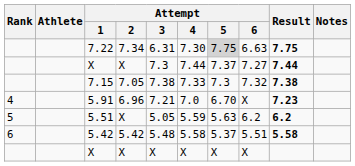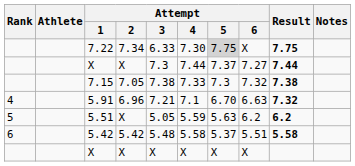(162, 48) 6.31 -> (162, 48) 6.33
(254, 48) 6.63 -> (245, 48) X
(190, 100) 7.0 -> (190, 100) 7.1
(245, 100) X -> (254, 100) 6.63
(285, 100) 7.23 -> (285, 100) 7.32
